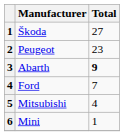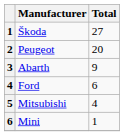(97, 49) 23 -> (97, 49) 20
(95, 67) bold -> (95, 67) normal
(95, 85) 7 -> (95, 85) 6
